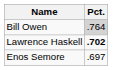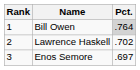+ column: (18, 12)
(96, 42) bold -> (124, 42) normal
